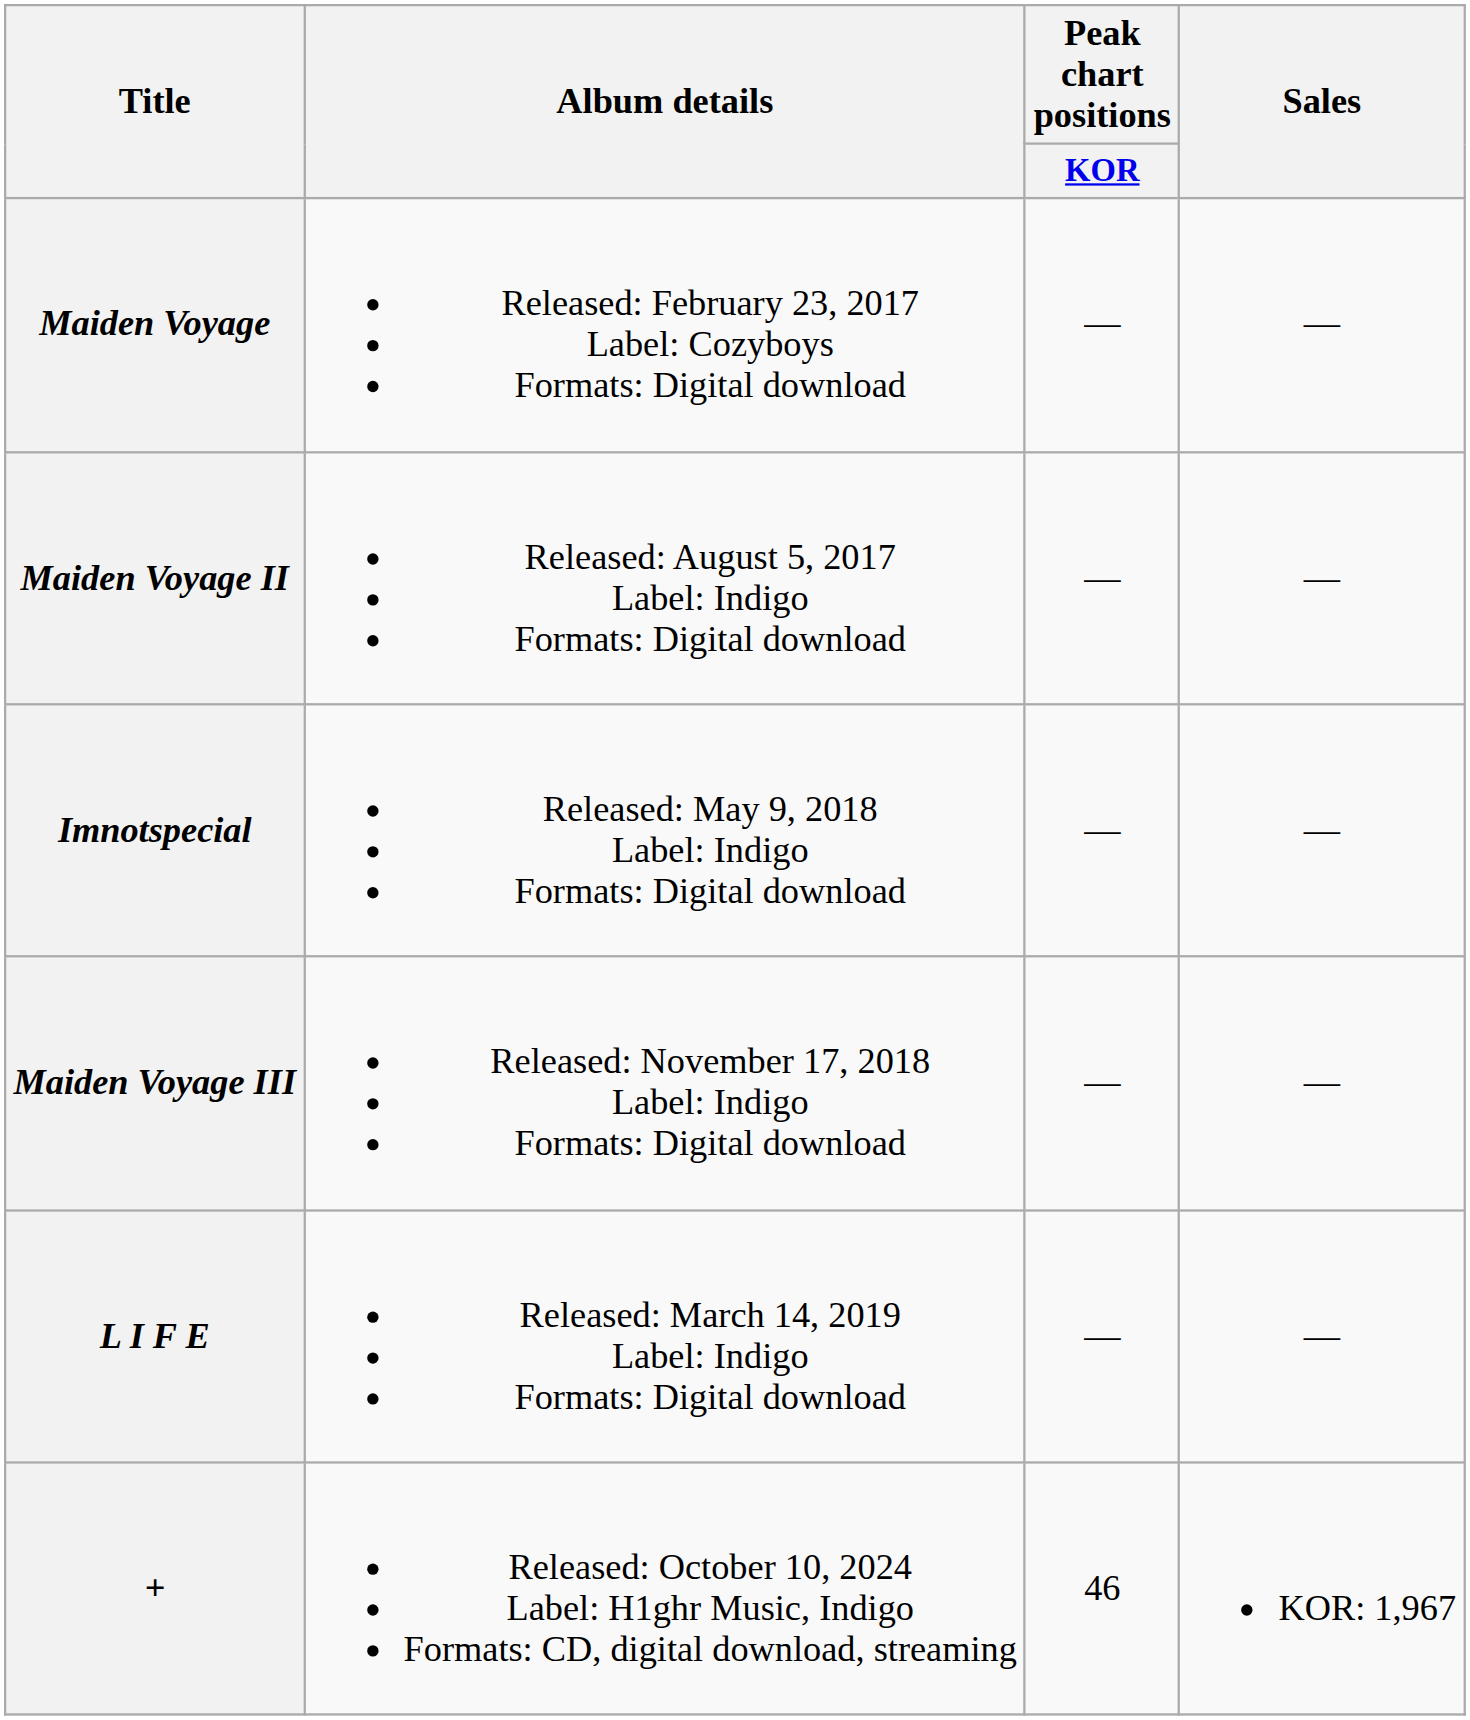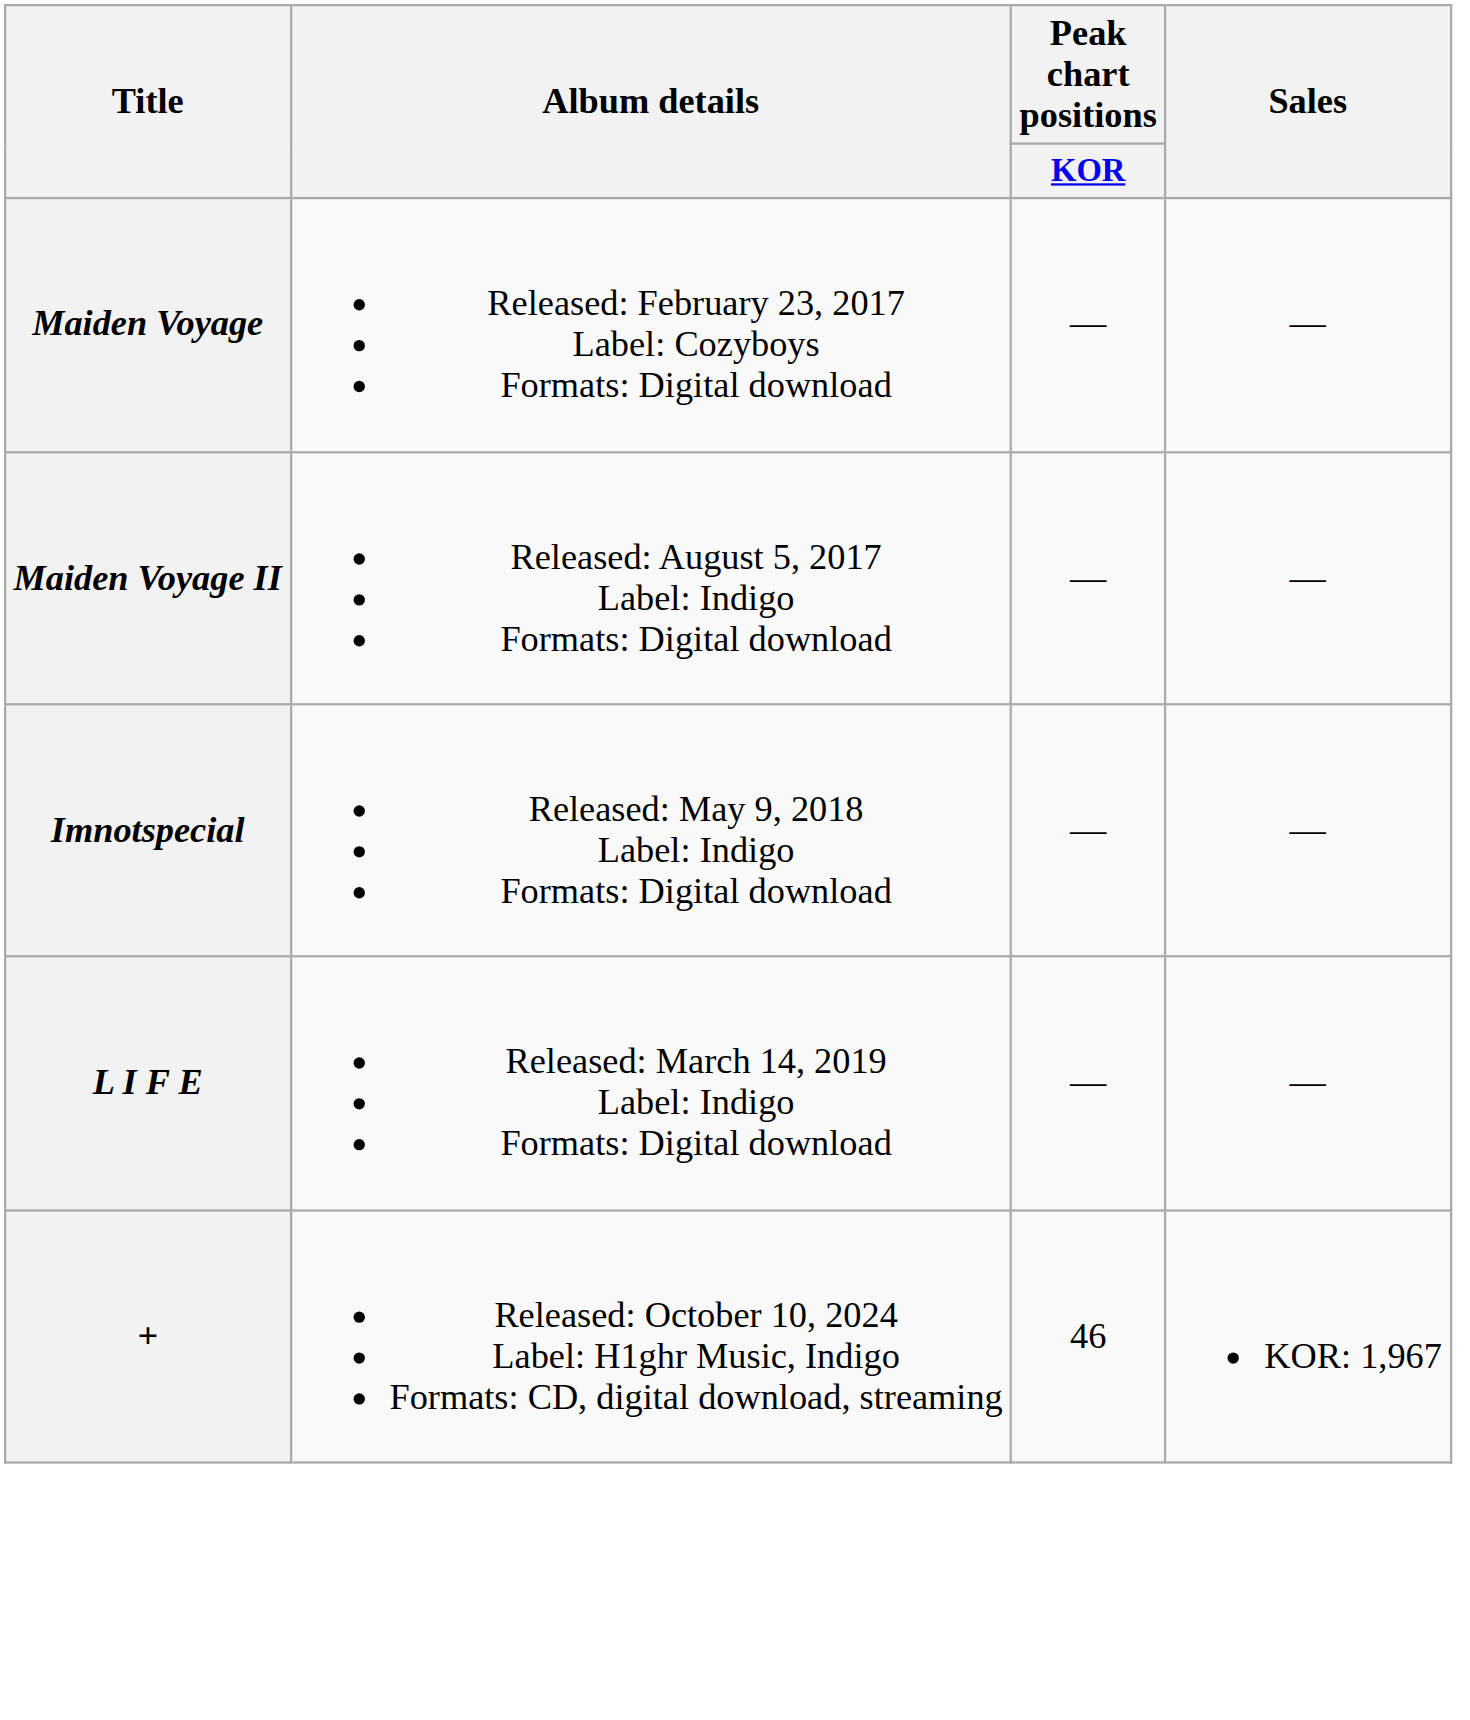- row: (155, 1082)
